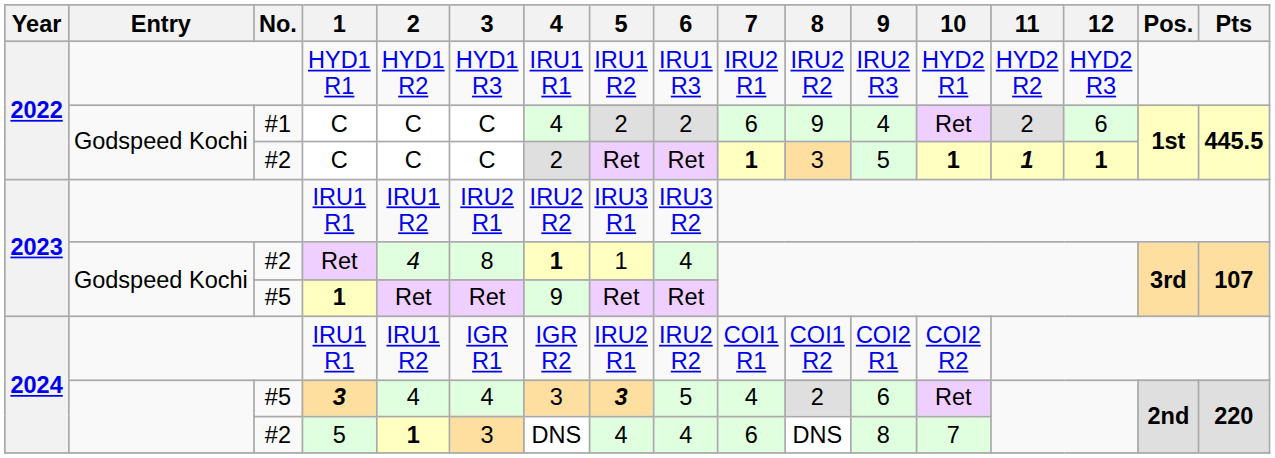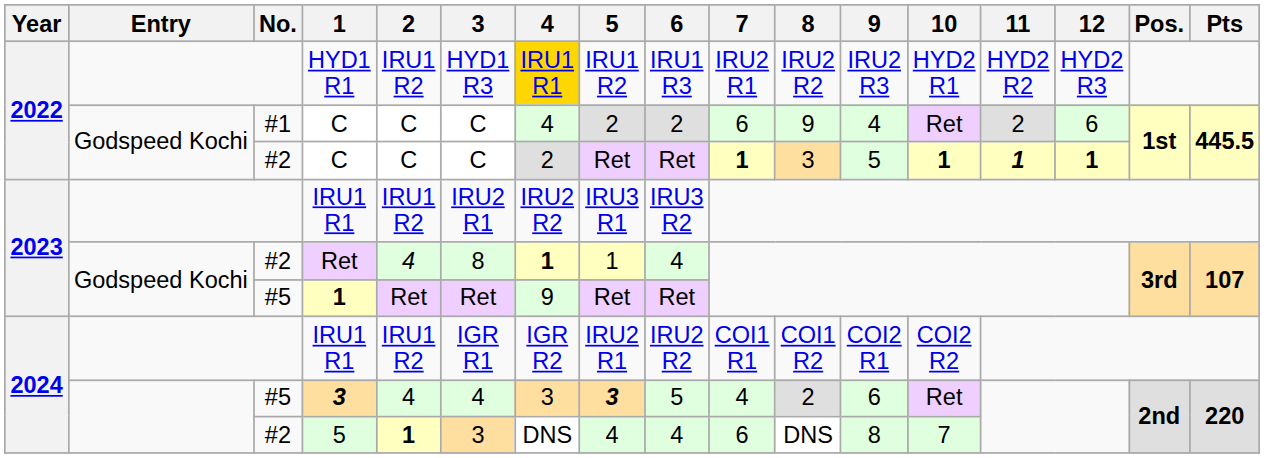(413, 73) HYD1 R2 -> (409, 73) IRU1 R2
(556, 73) no background -> (547, 73) gold background
